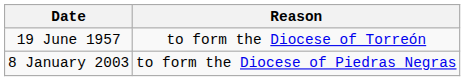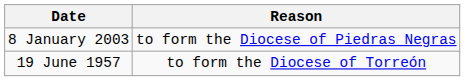rows swapped: (69, 40) <-> (69, 63)
